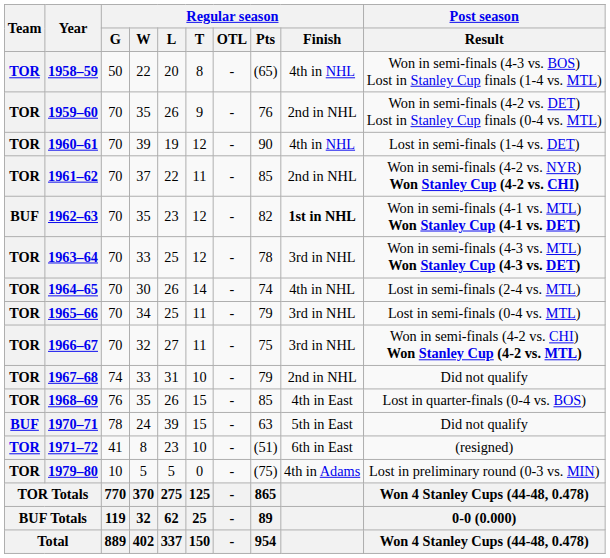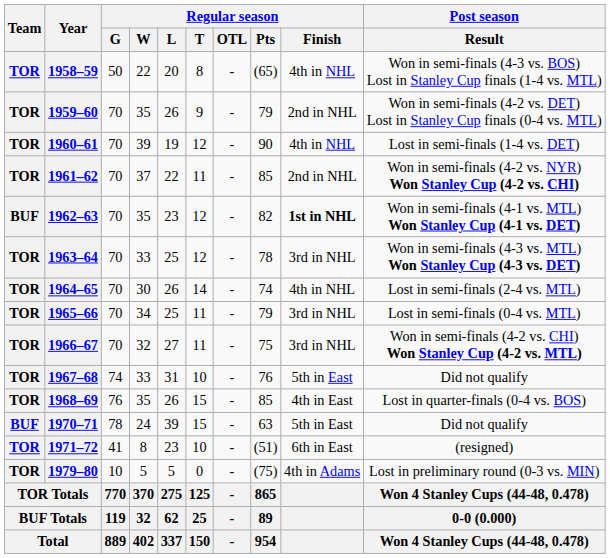(266, 112) 76 -> (266, 112) 79
(266, 377) 79 -> (266, 377) 76
(322, 377) 2nd in NHL -> (322, 377) 5th in East
